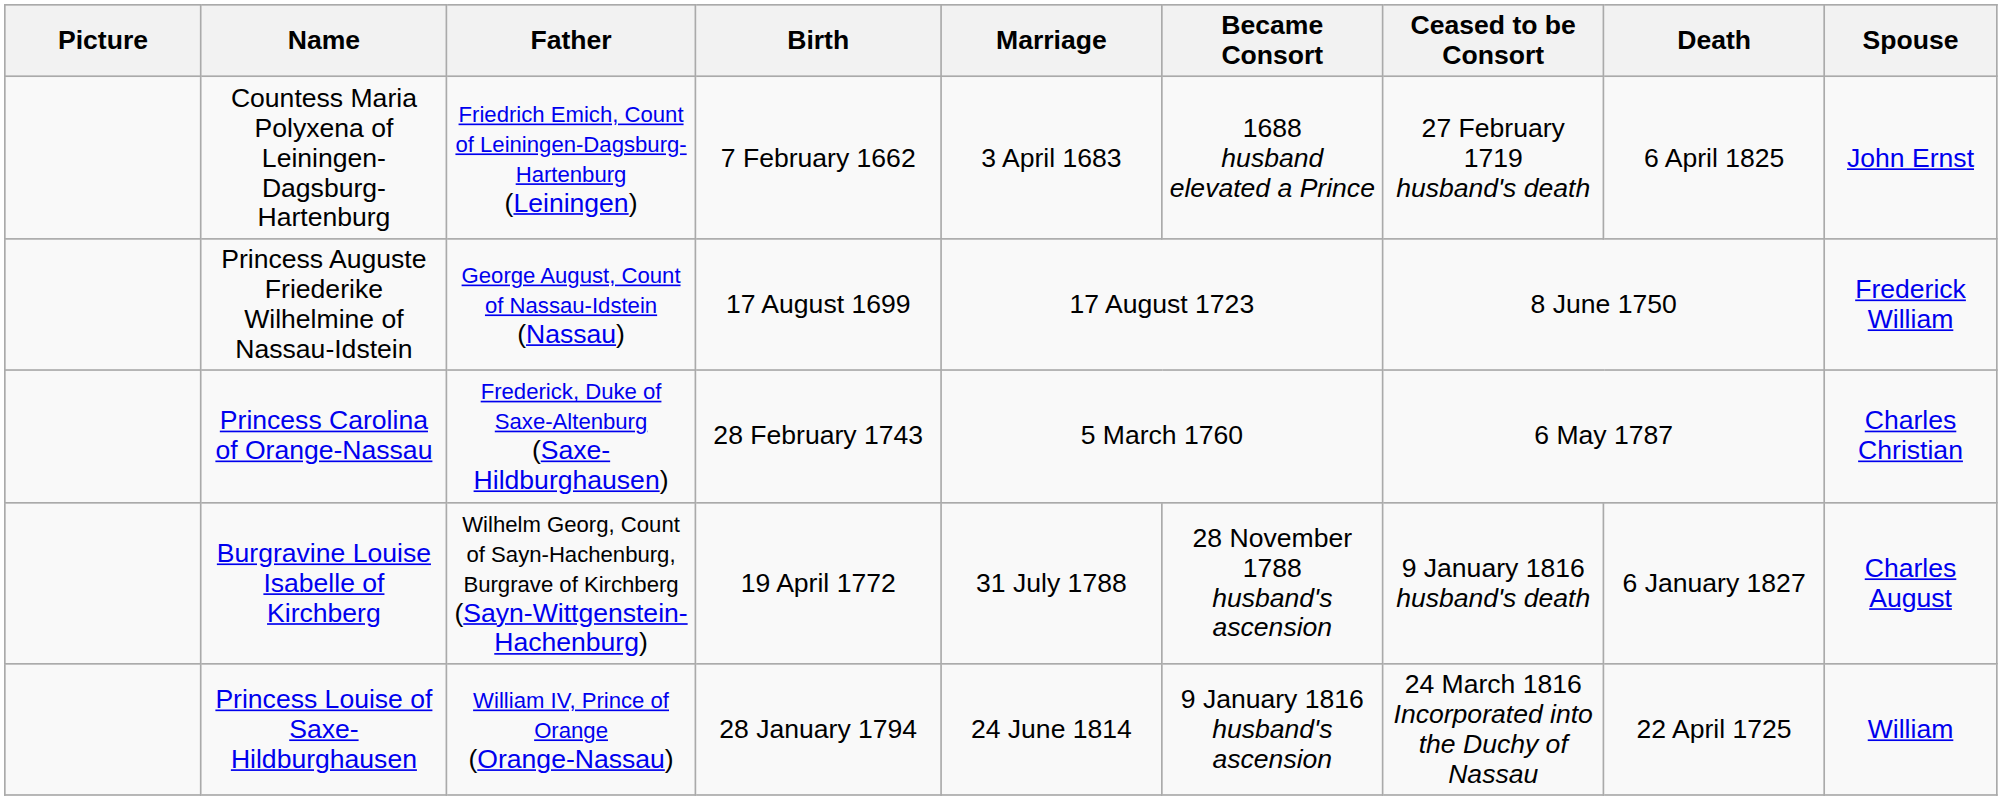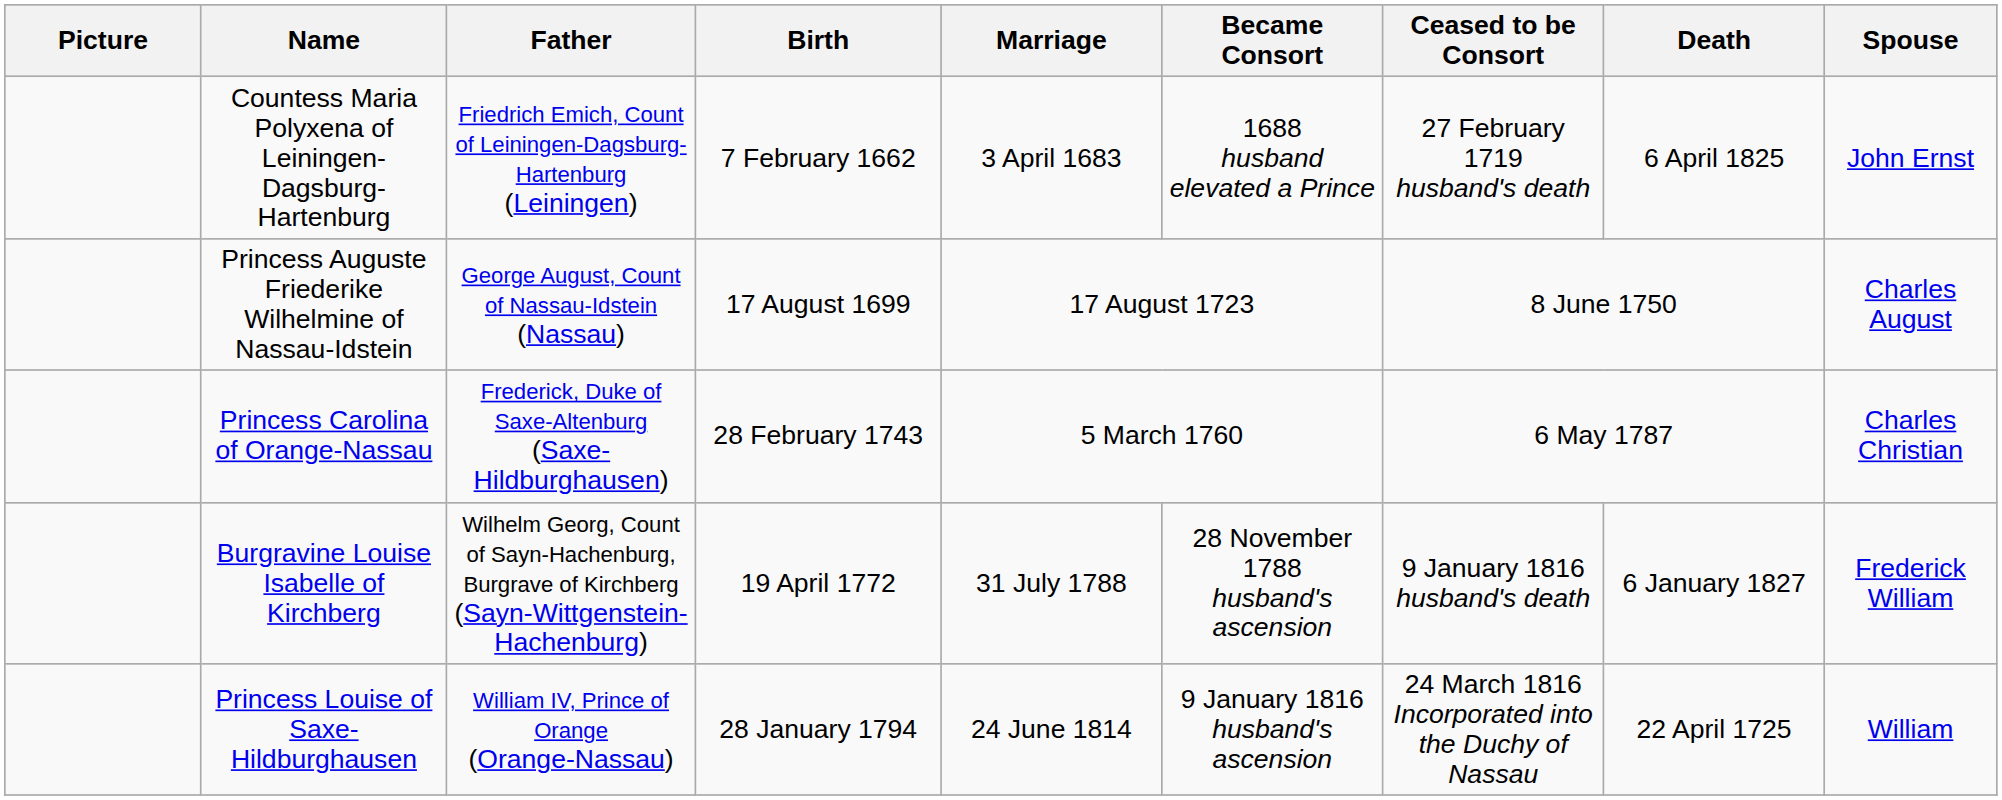(1911, 304) Frederick William -> (1911, 304) Charles August
(1911, 582) Charles August -> (1911, 582) Frederick William
